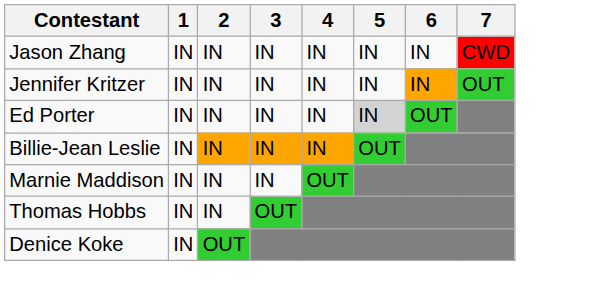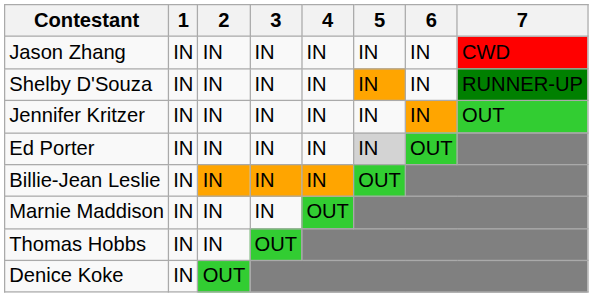+ row: (81, 84)
